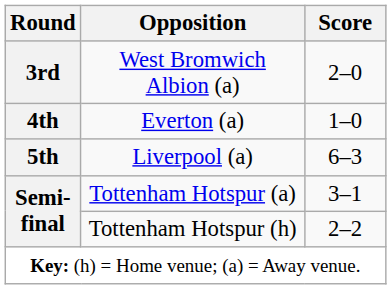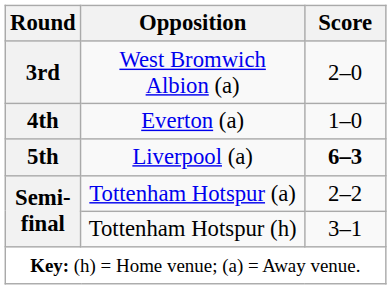(345, 156) normal -> (345, 156) bold
(345, 192) 3–1 -> (345, 192) 2–2
(345, 228) 2–2 -> (345, 228) 3–1
